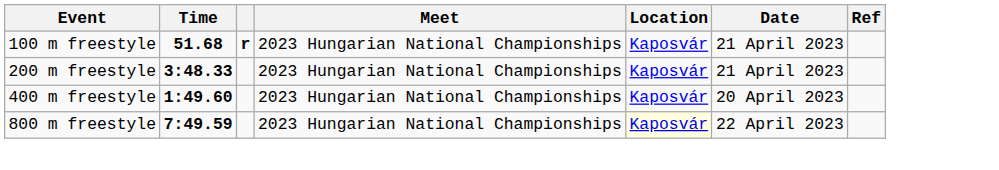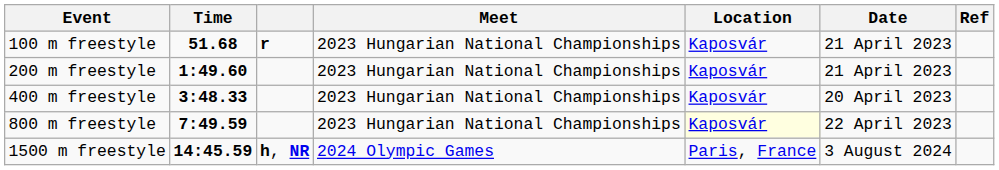(198, 71) 3:48.33 -> (213, 71) 1:49.60
(198, 98) 1:49.60 -> (213, 98) 3:48.33
+ row: (87, 151)
